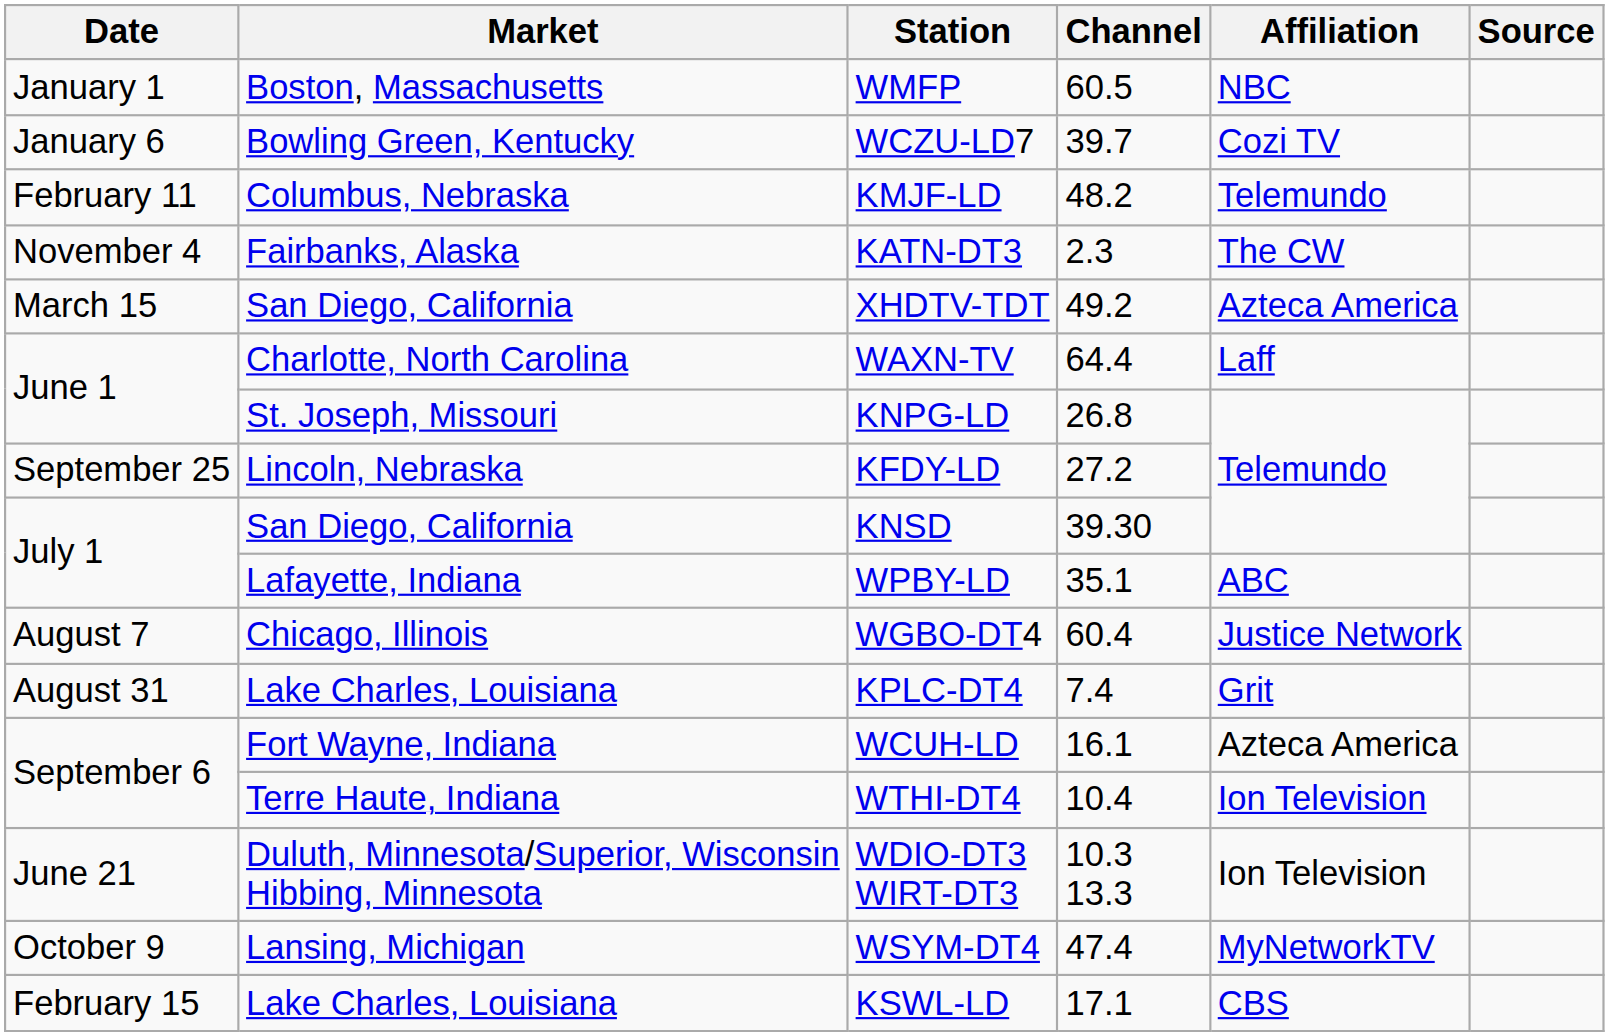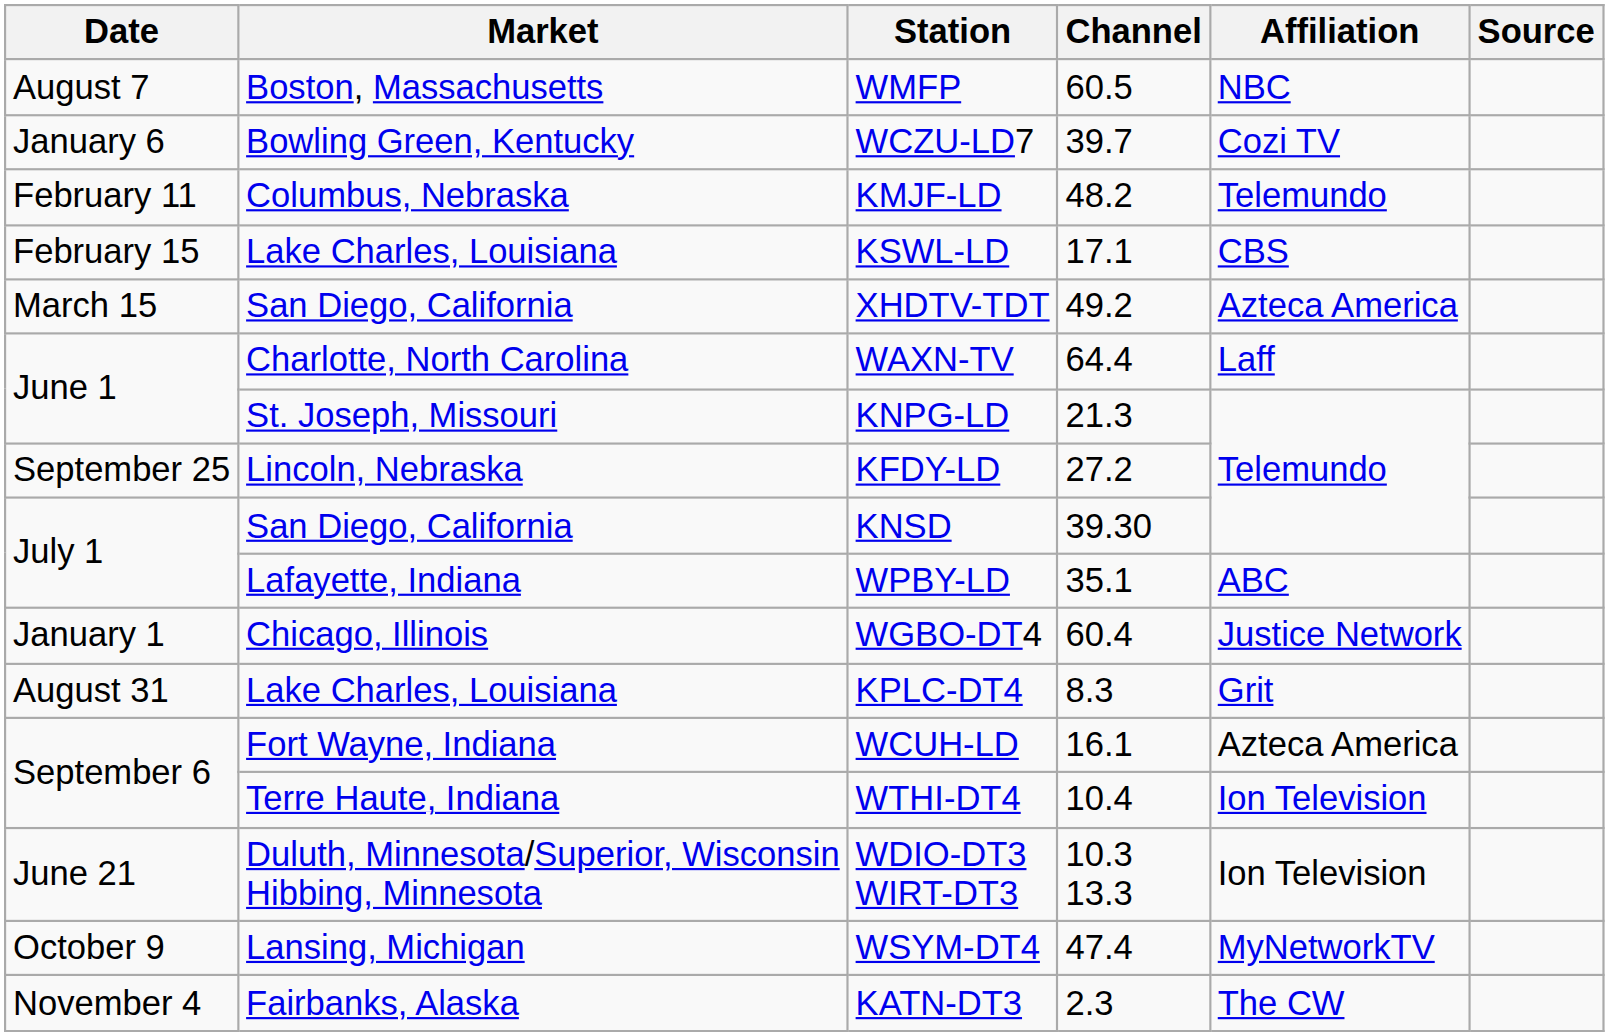(89, 86) January 1 -> (81, 86) August 7
rows swapped: (932, 1002) <-> (939, 251)
(1099, 415) 26.8 -> (1099, 415) 21.3
(81, 634) August 7 -> (89, 634) January 1
(1090, 689) 7.4 -> (1090, 689) 8.3
